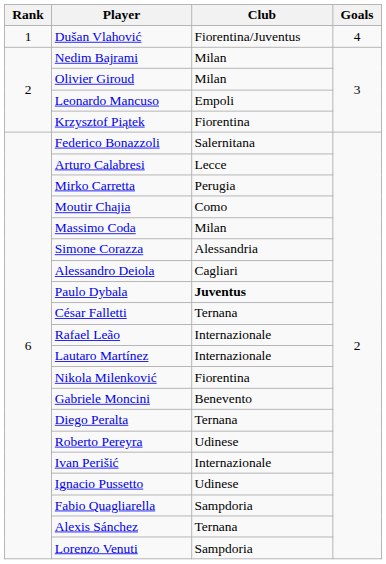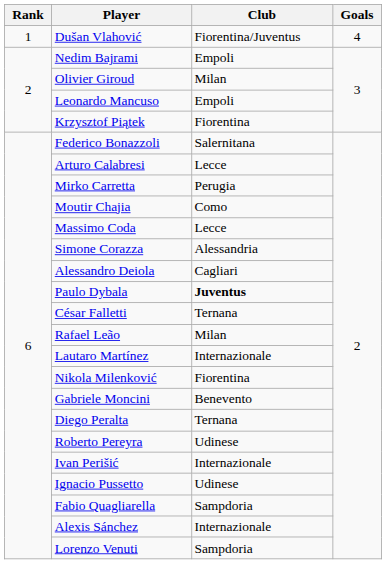(210, 57) Milan -> (214, 57) Empoli
(210, 228) Milan -> (210, 228) Lecce
(233, 334) Internazionale -> (210, 334) Milan
(216, 526) Ternana -> (233, 526) Internazionale
